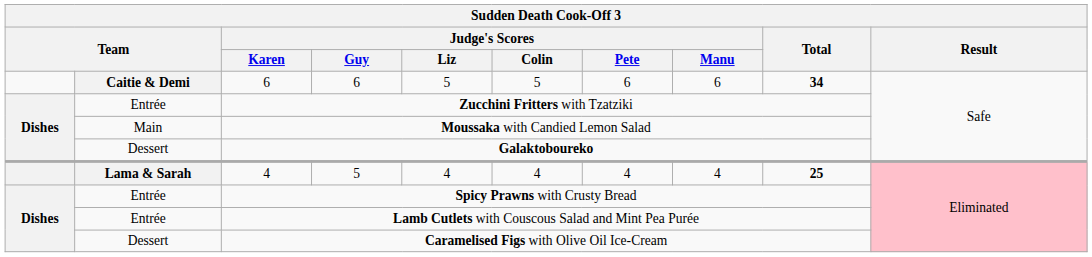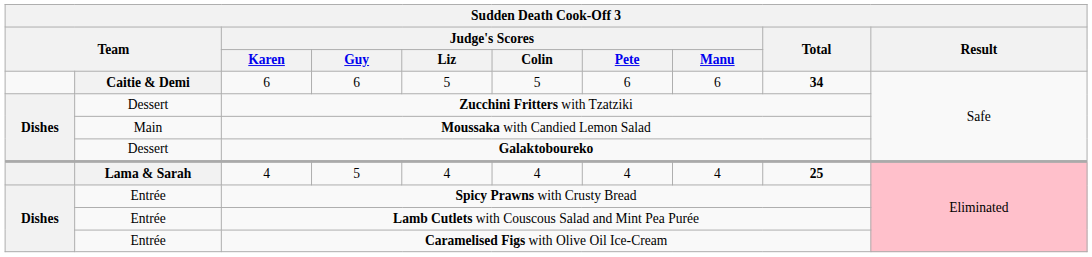(148, 105) Entrée -> (148, 105) Dessert
(148, 241) Dessert -> (148, 241) Entrée
